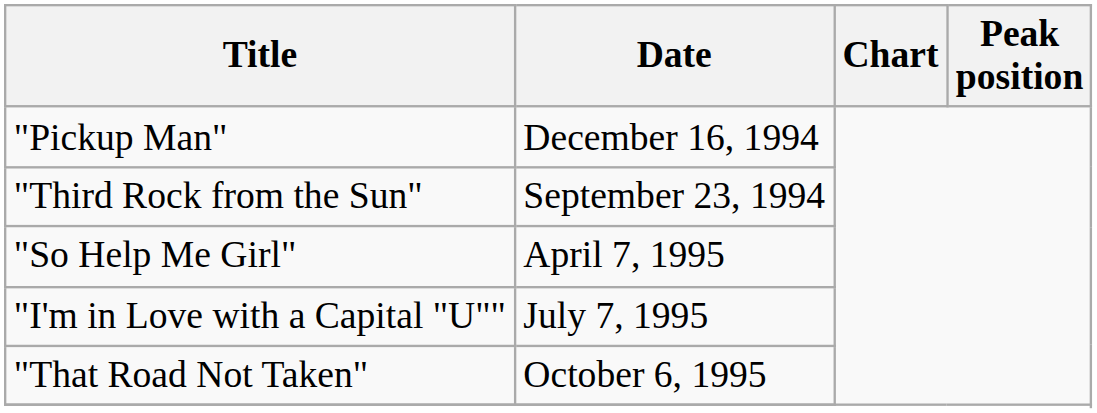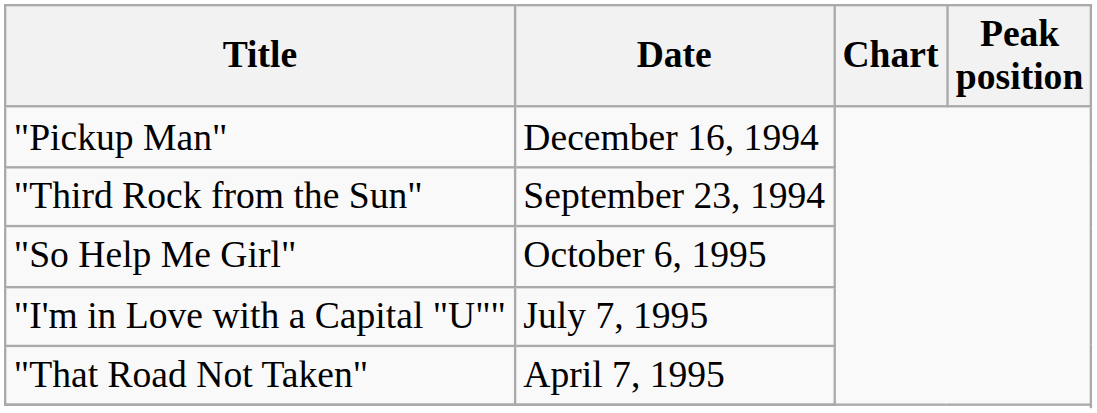(624, 255) April 7, 1995 -> (645, 255) October 6, 1995
(645, 374) October 6, 1995 -> (624, 374) April 7, 1995
